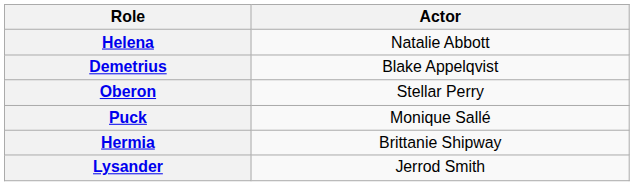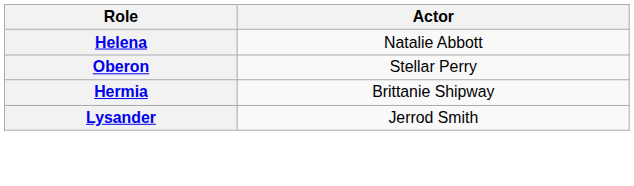- row: (128, 67)
- row: (128, 117)
